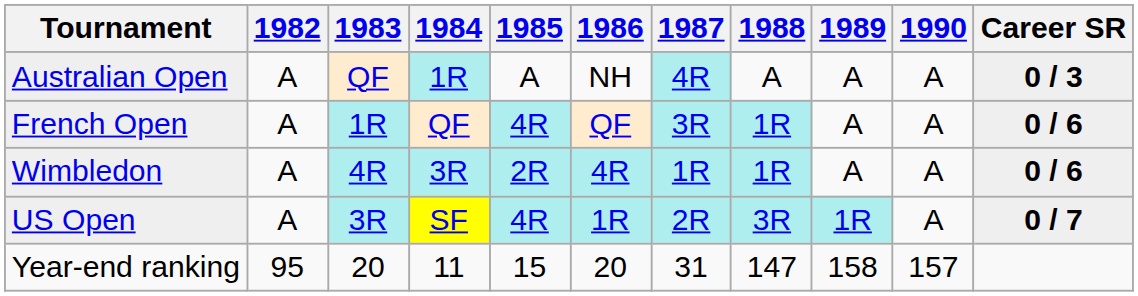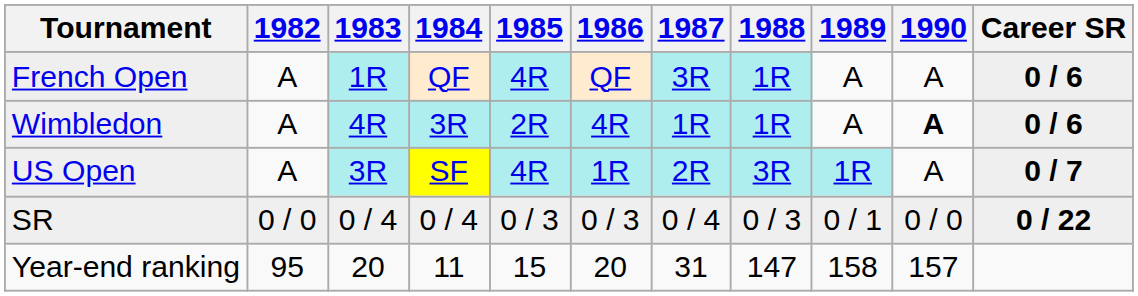- row: (120, 76)
(933, 171) normal -> (933, 123) bold
+ row: (33, 219)
